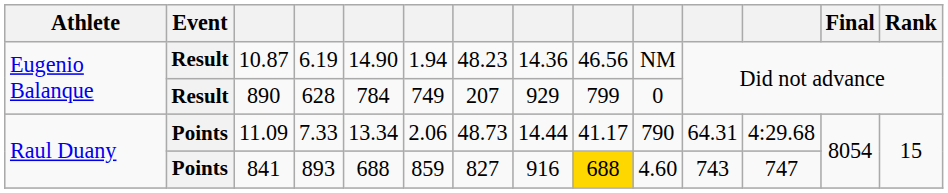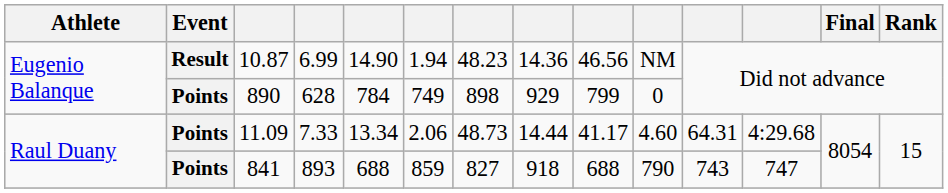(318, 59) 6.19 -> (318, 59) 6.99
(200, 96) Result -> (200, 96) Points
(483, 96) 207 -> (483, 96) 898
(658, 132) 790 -> (658, 132) 4.60
(543, 169) 916 -> (543, 169) 918
(603, 169) gold background -> (603, 169) no background
(658, 169) 4.60 -> (658, 169) 790
